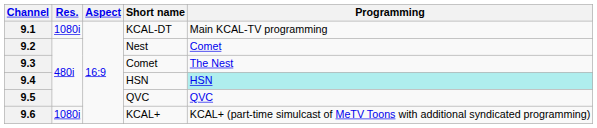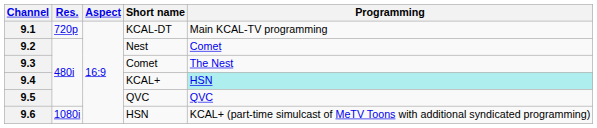(67, 30) 1080i -> (66, 30) 720p
(137, 81) HSN -> (143, 81) KCAL+
(143, 115) KCAL+ -> (137, 115) HSN
